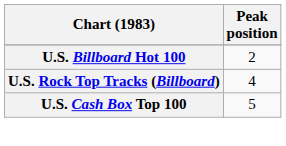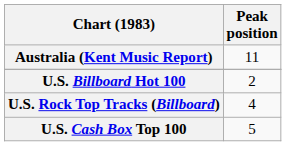+ row: (114, 57)
